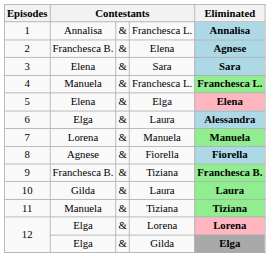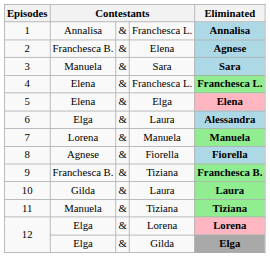(83, 66) Elena -> (83, 66) Manuela
(83, 83) Manuela -> (83, 83) Elena
